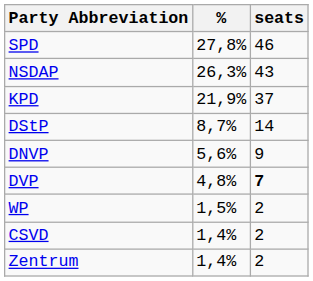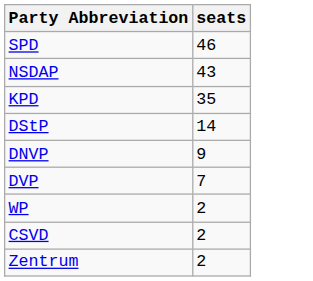- column: (221, 18)
(264, 100) 37 -> (206, 100) 35
(259, 181) bold -> (201, 181) normal
